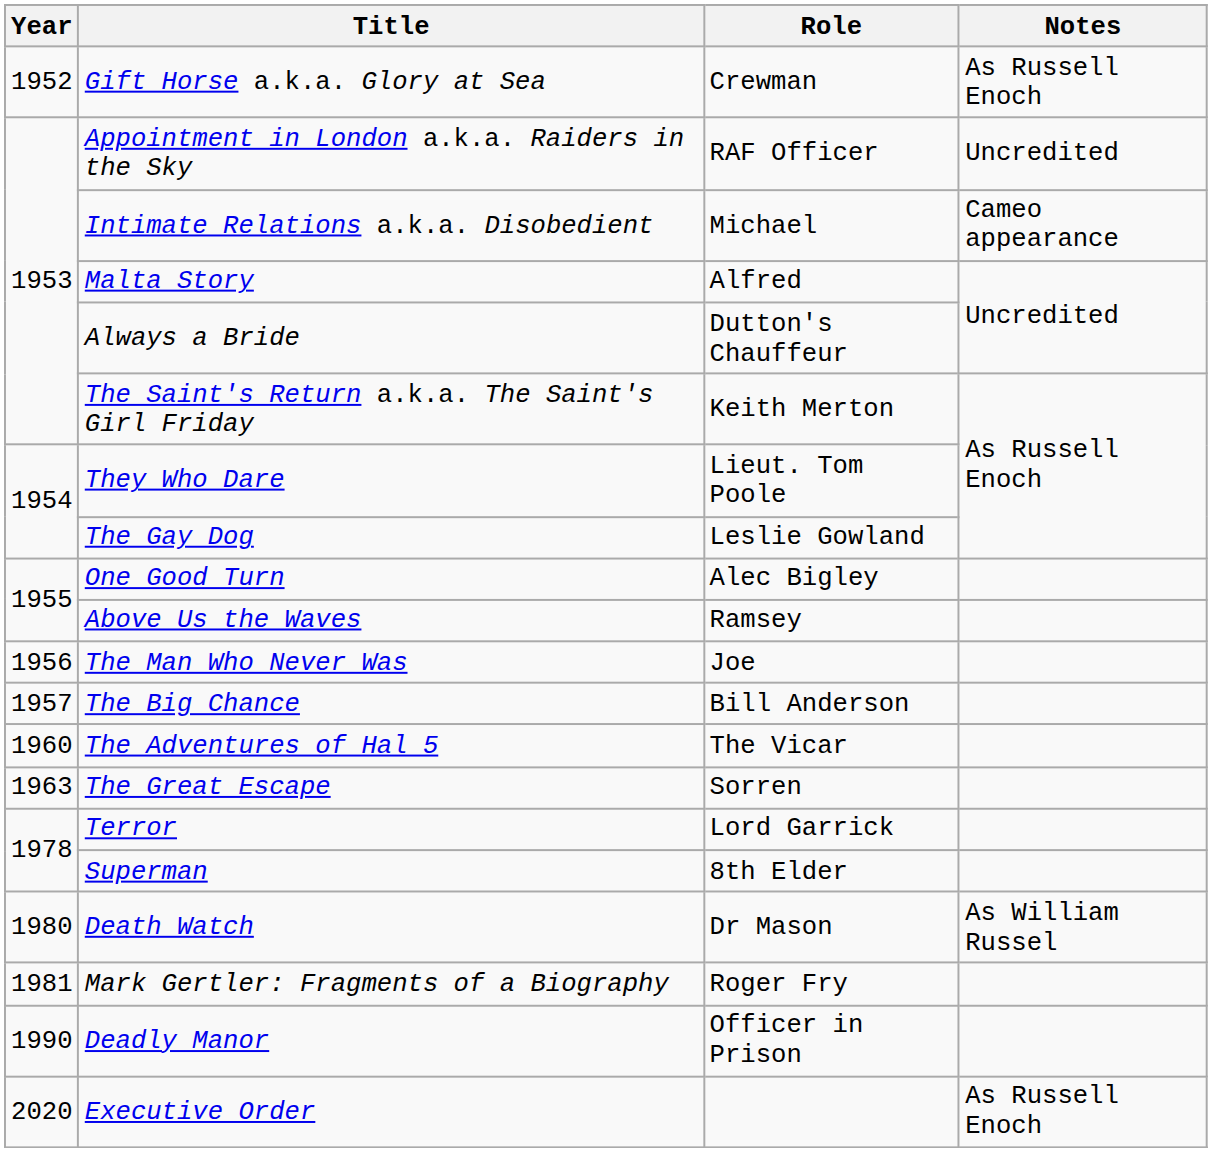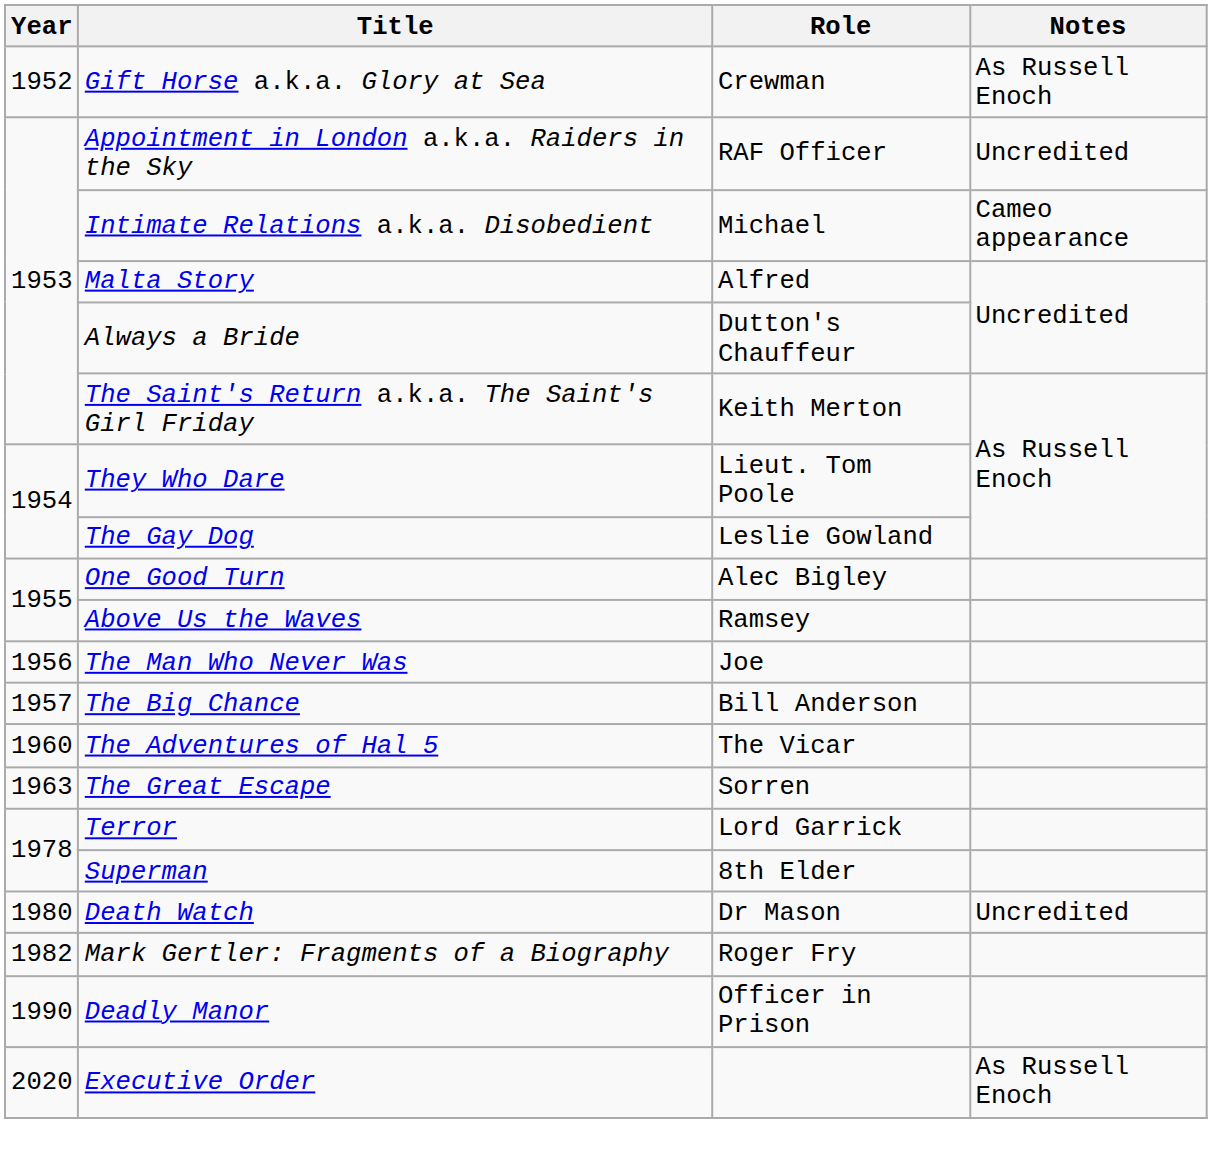(1042, 927) As William Russel -> (1052, 913) Uncredited
(42, 984) 1981 -> (42, 954) 1982
